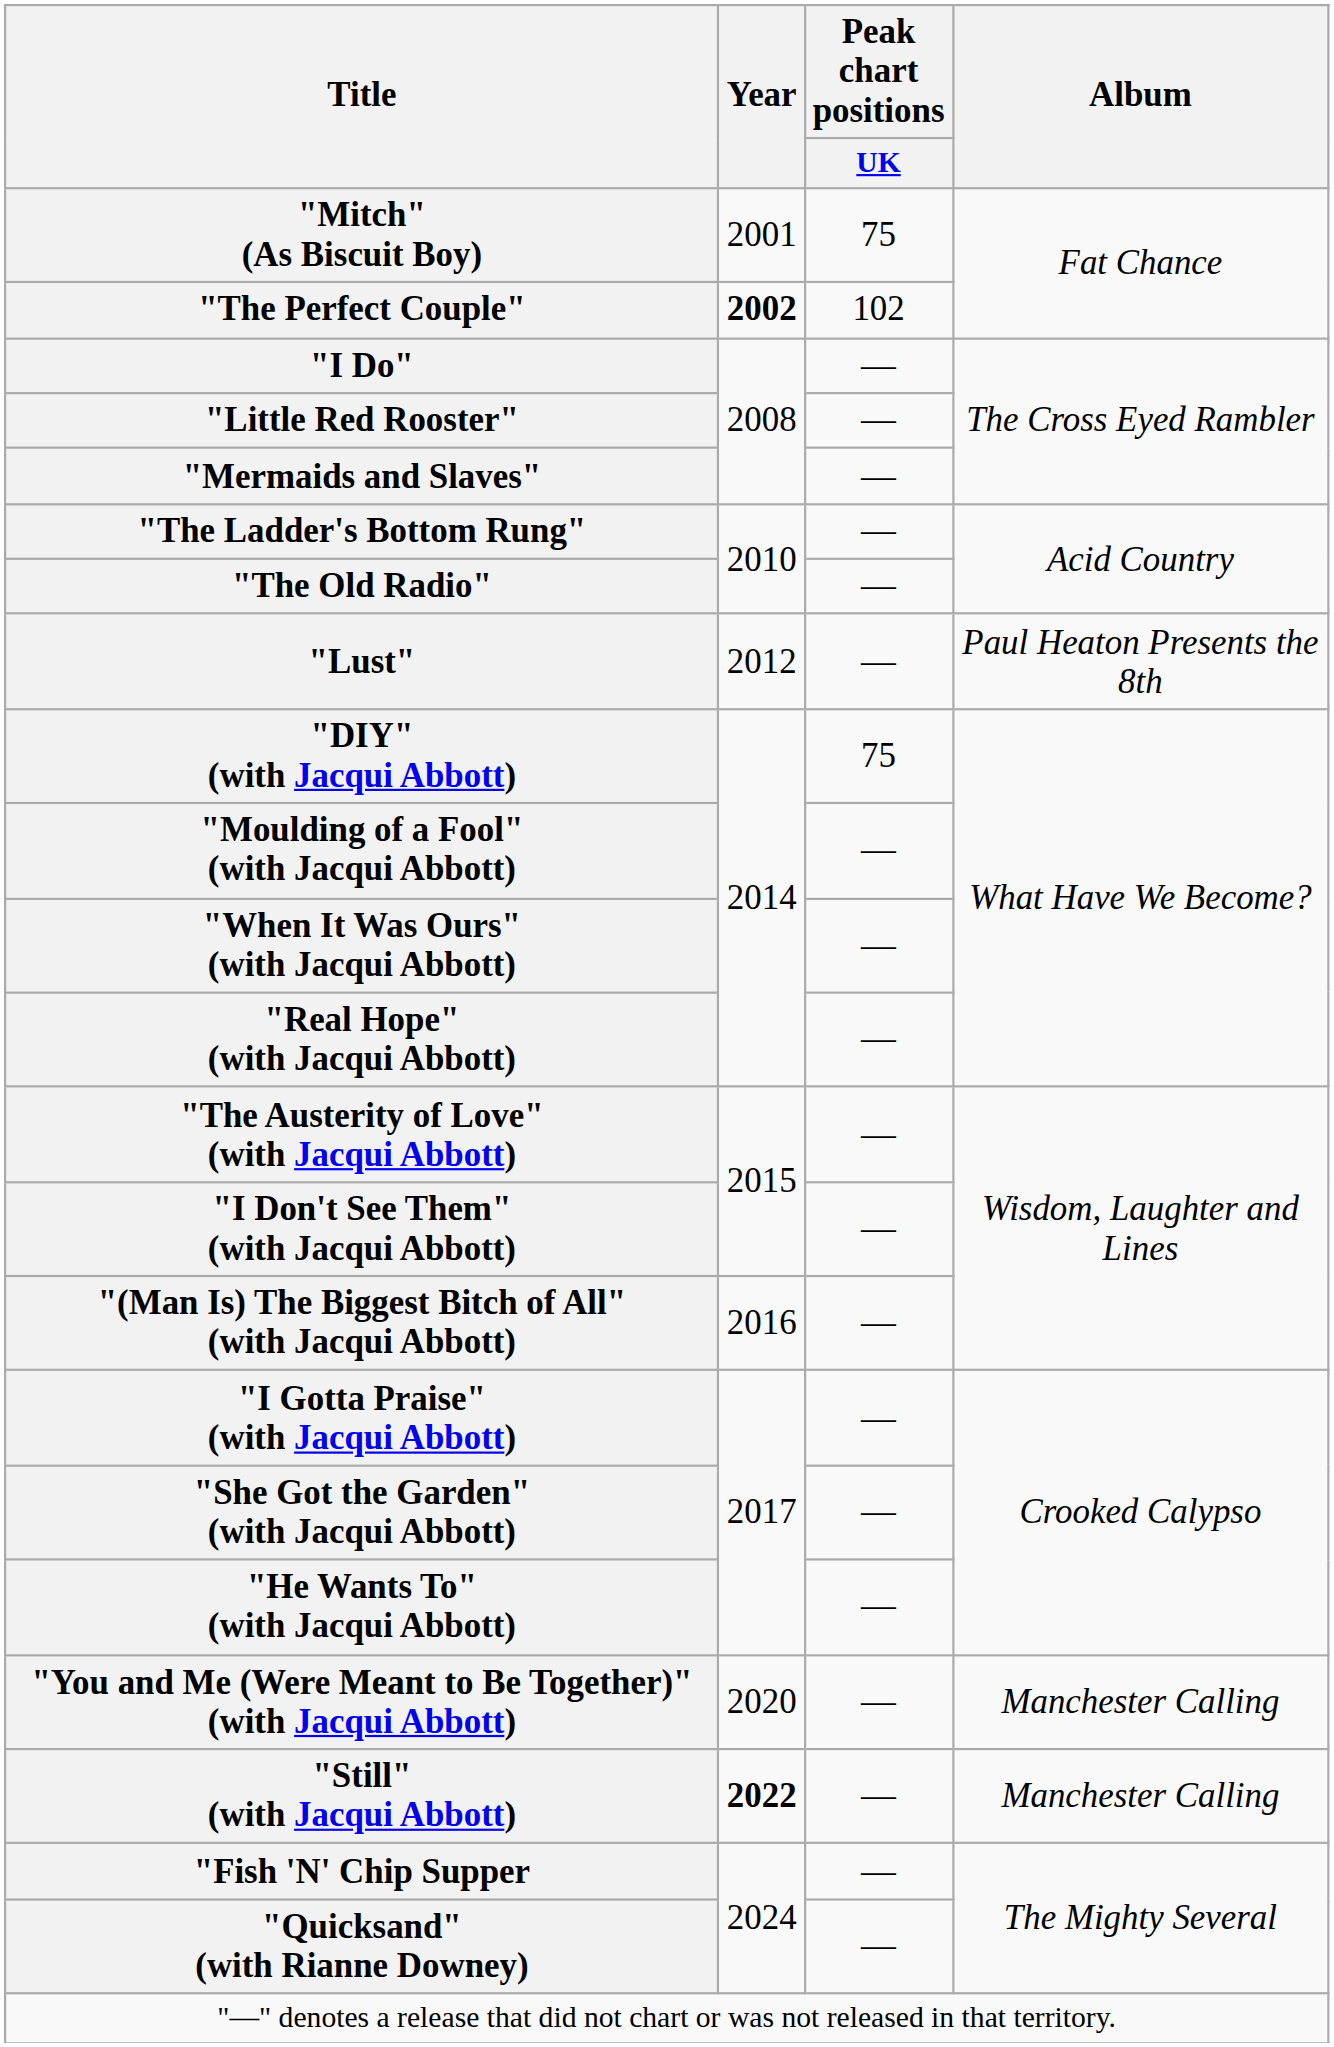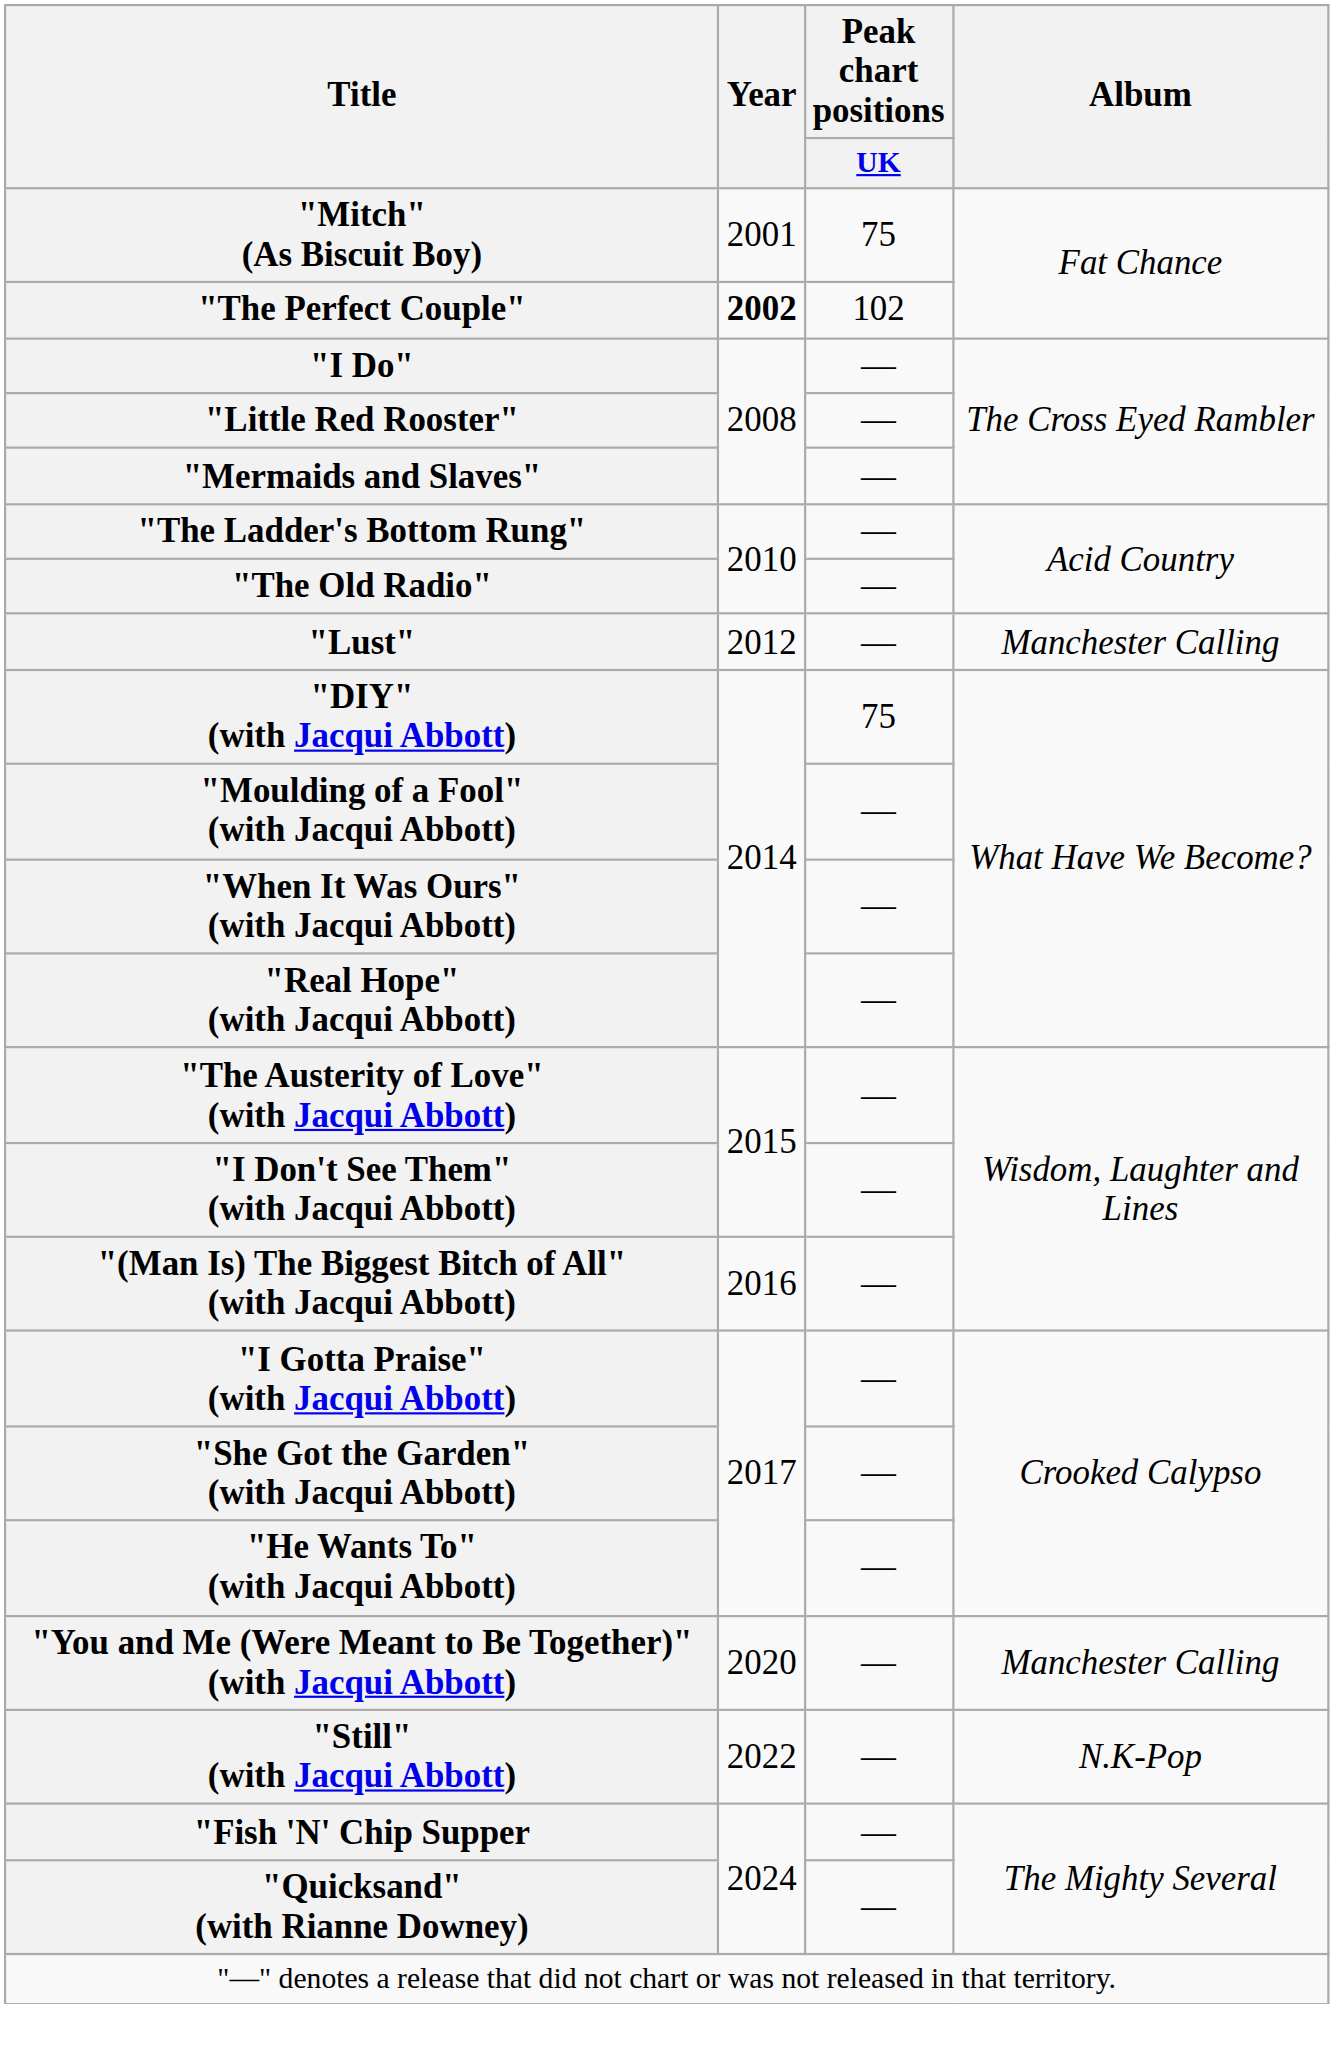(1140, 660) Paul Heaton Presents the 8th -> (1140, 641) Manchester Calling
(762, 1795) bold -> (762, 1756) normal
(1140, 1795) Manchester Calling -> (1140, 1756) N.K-Pop
